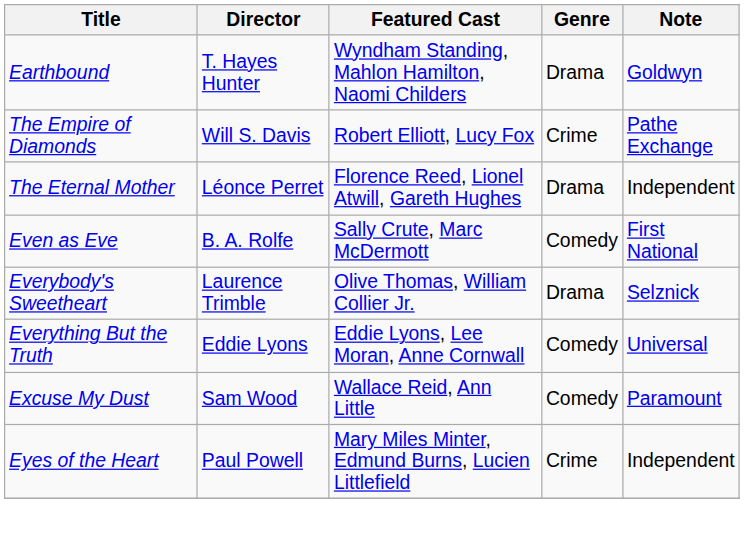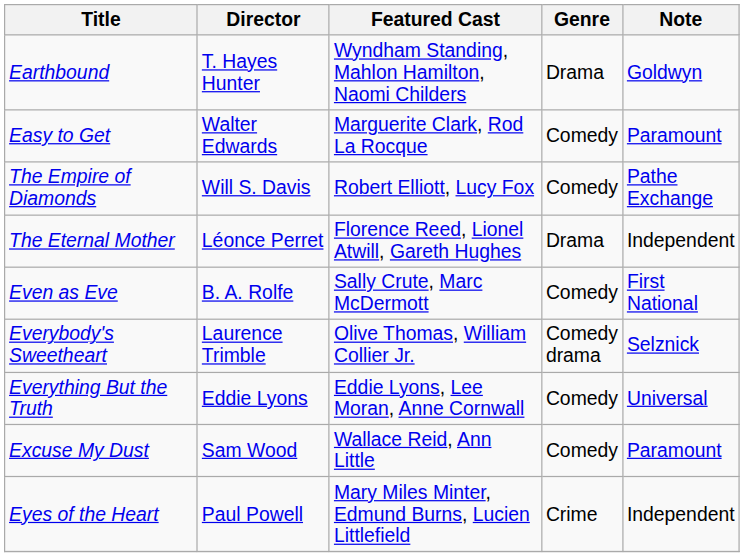+ row: (60, 135)
(572, 135) Crime -> (582, 188) Comedy
(575, 293) Drama -> (582, 345) Comedy drama
